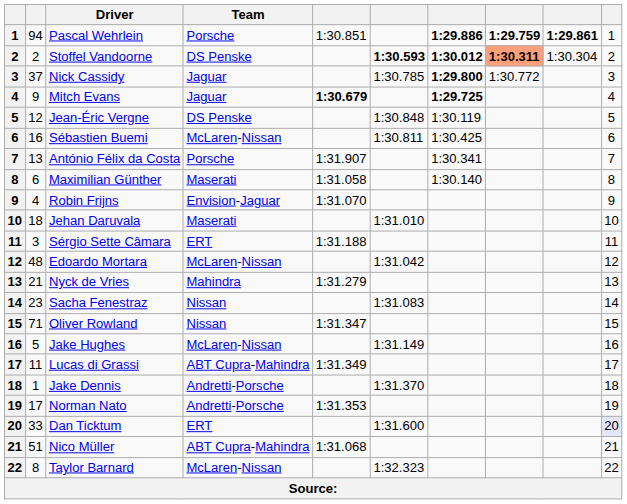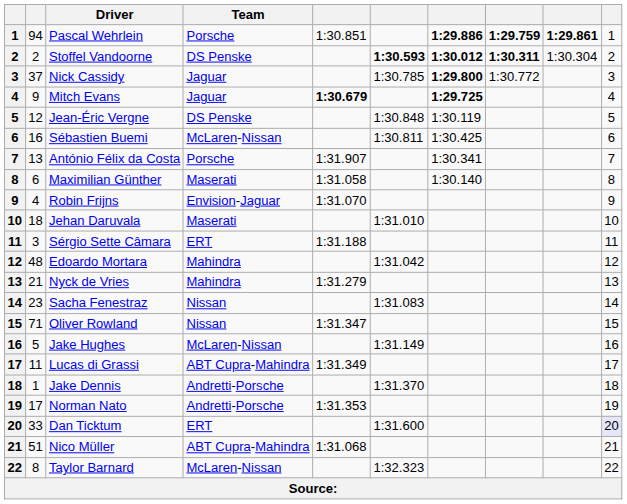(514, 56) lightsalmon background -> (514, 56) no background
(234, 261) McLaren-Nissan -> (214, 261) Mahindra
